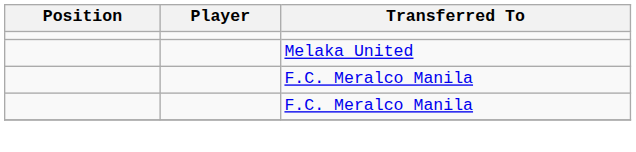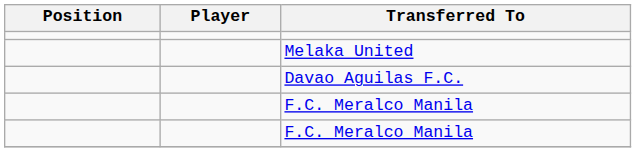+ row: (82, 80)
